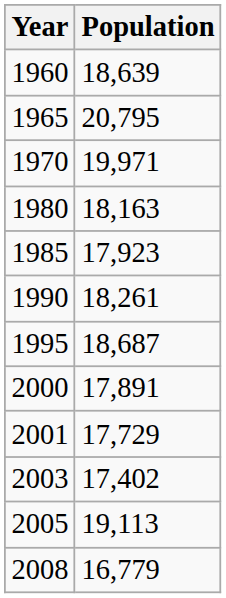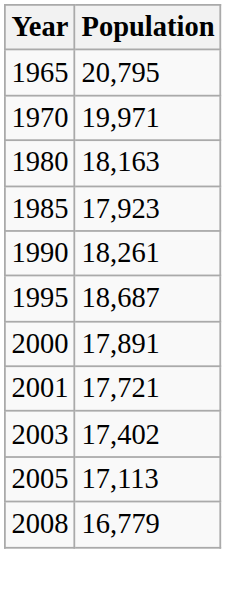- row: (40, 72)
(121, 433) 17,729 -> (121, 388) 17,721
(120, 523) 19,113 -> (120, 478) 17,113
